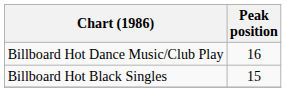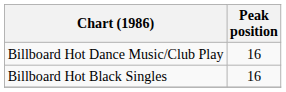(254, 76) 15 -> (254, 76) 16
